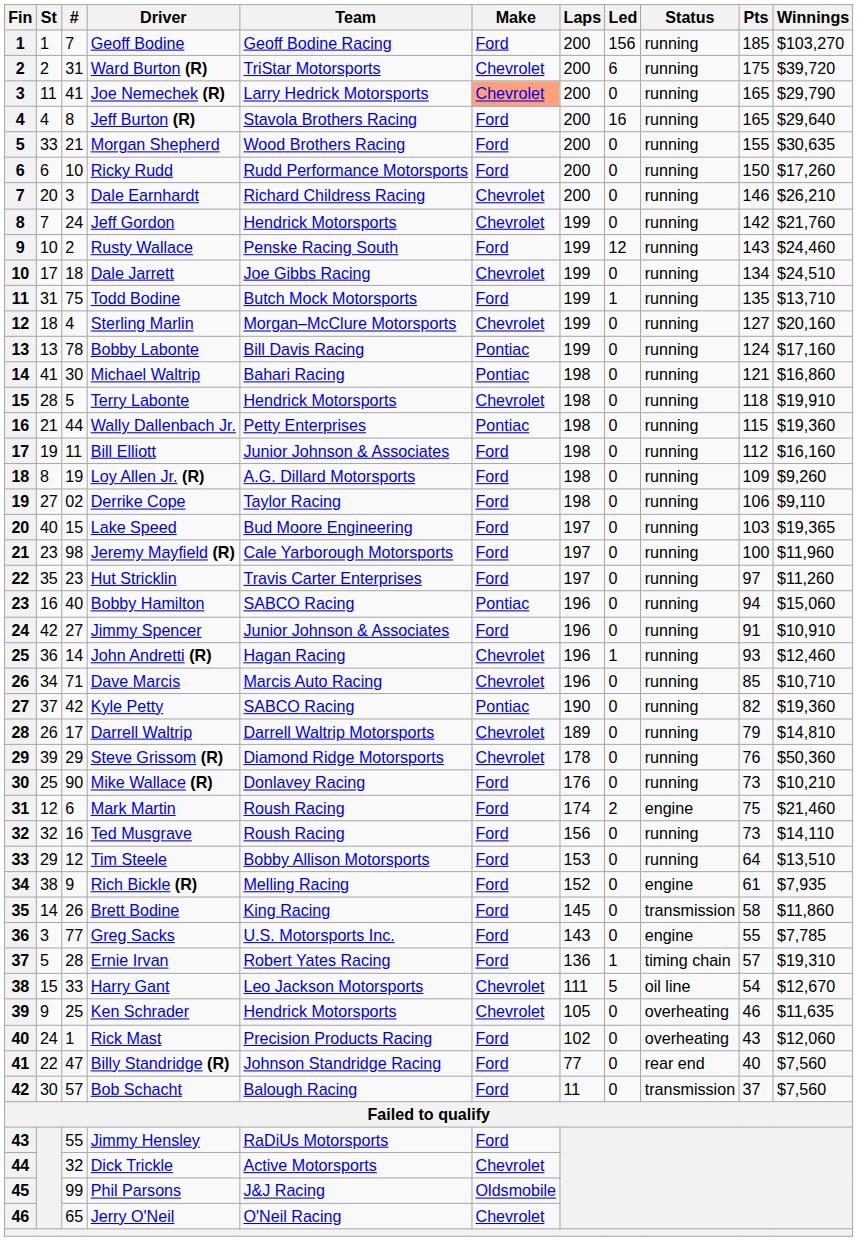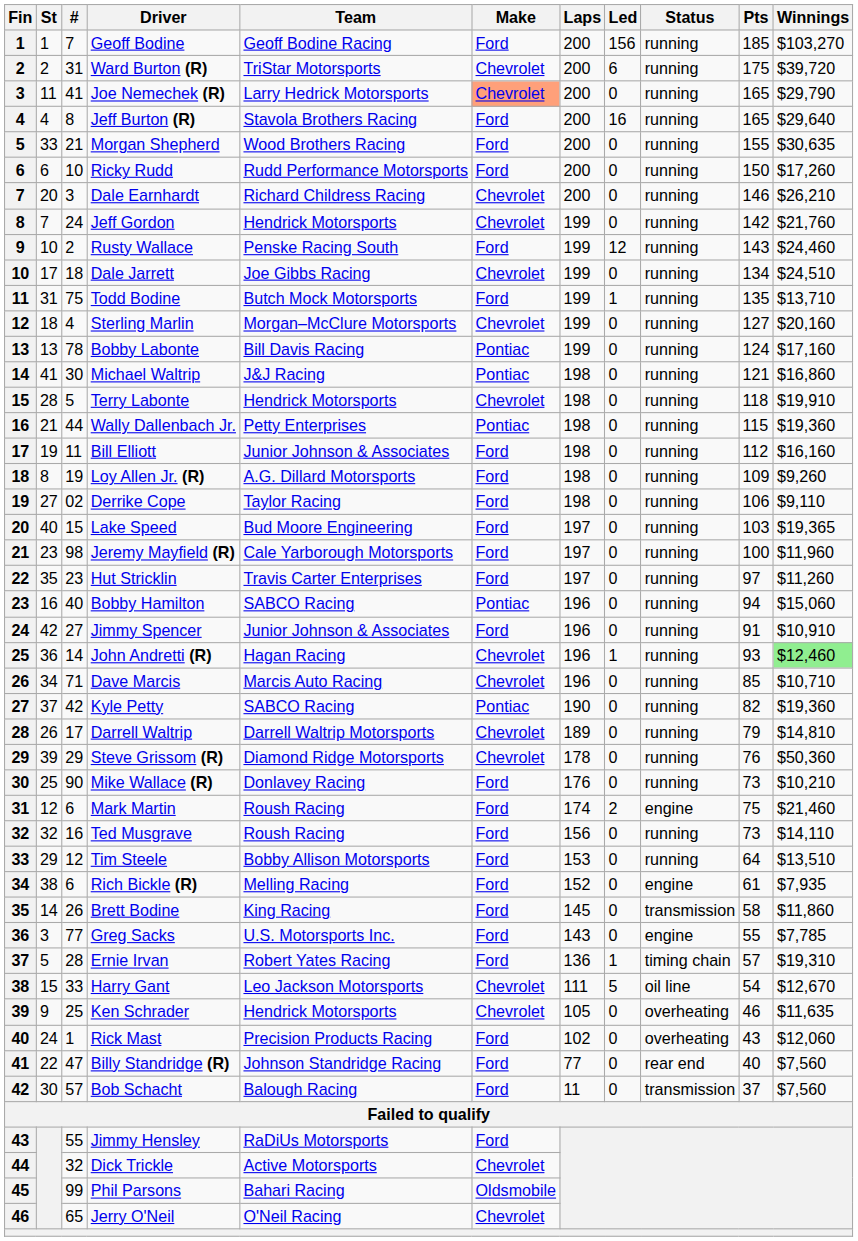(294, 375) Bahari Racing -> (284, 375) J&J Racing
(806, 655) no background -> (806, 655) lightgreen background
(70, 885) 9 -> (70, 885) 6
(284, 1191) J&J Racing -> (294, 1191) Bahari Racing
